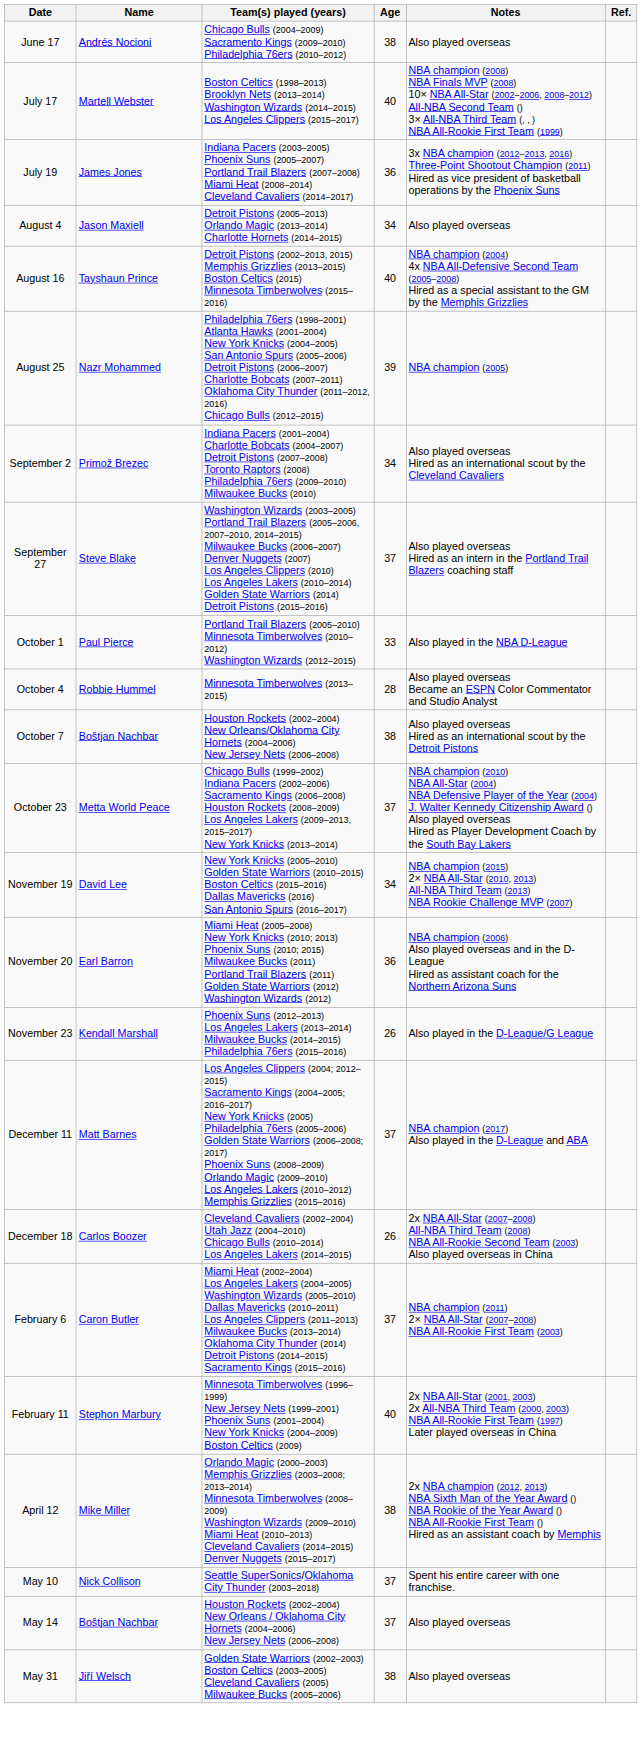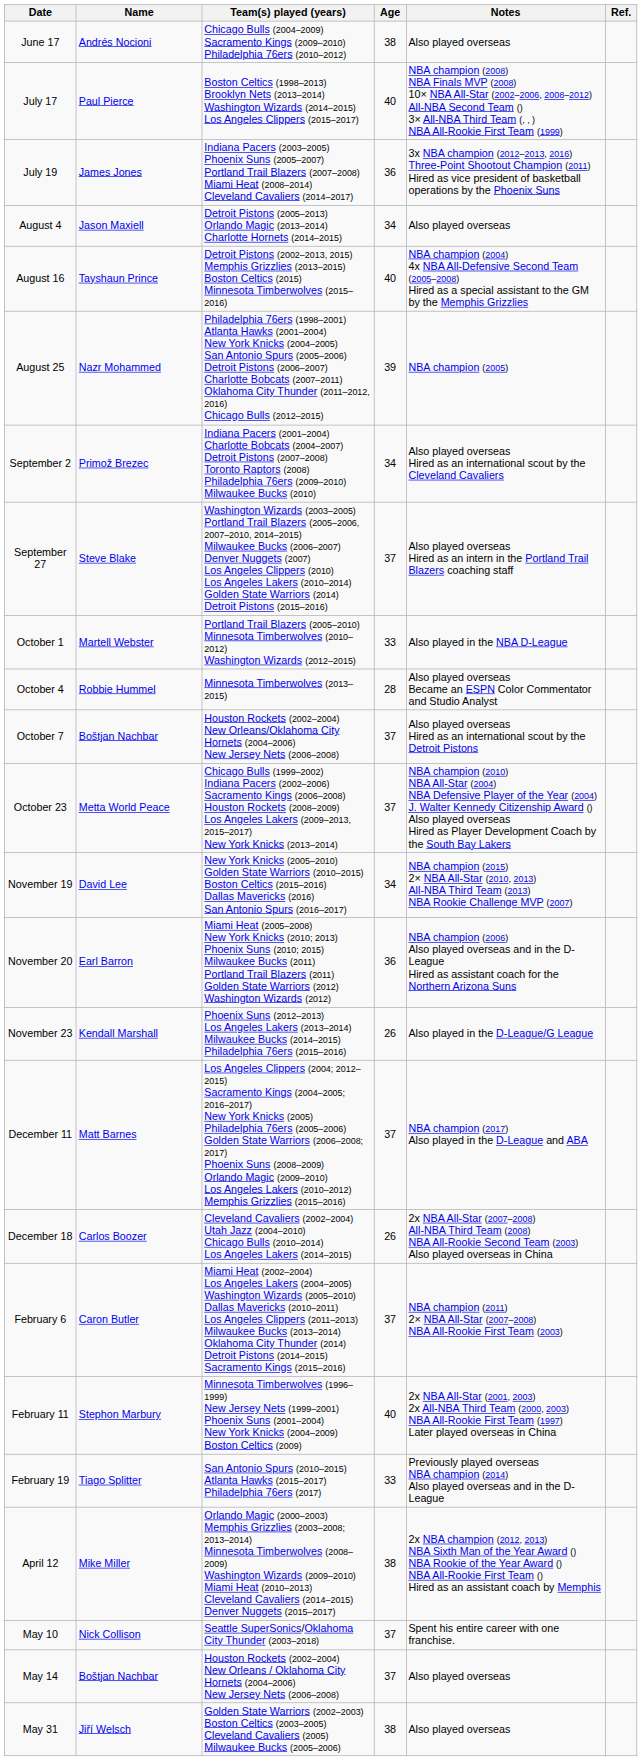(116, 101) Martell Webster -> (106, 101) Paul Pierce
(106, 642) Paul Pierce -> (116, 642) Martell Webster
(390, 736) 38 -> (390, 736) 37
+ row: (40, 1480)
